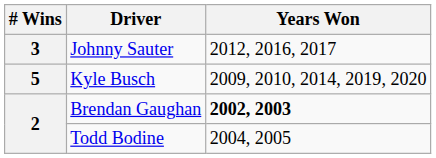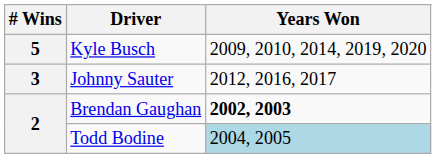rows swapped: (113, 79) <-> (122, 49)
(250, 138) no background -> (250, 138) lightblue background
